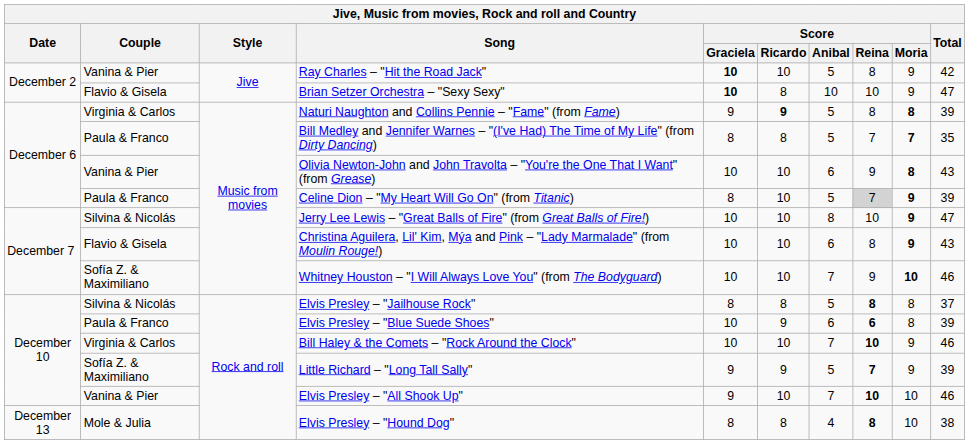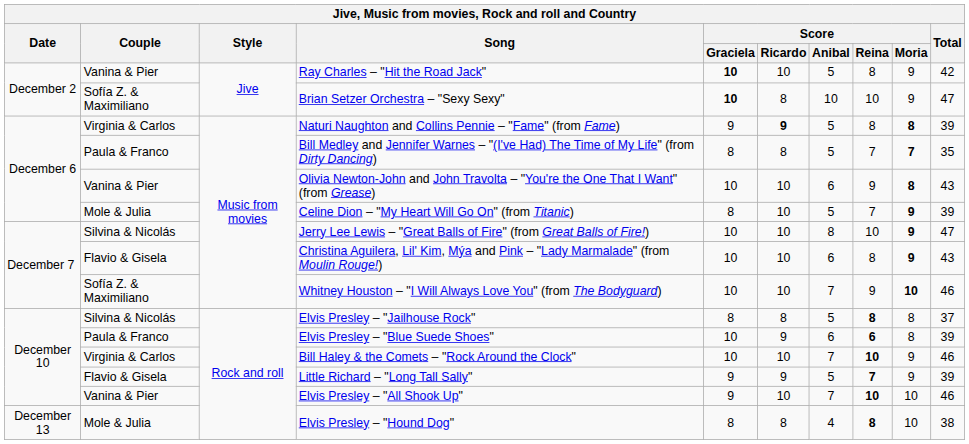(125, 92) Flavio & Gisela -> (116, 99) Sofía Z. & Maximiliano
(126, 198) Paula & Franco -> (117, 212) Mole & Julia
(872, 198) lightgrey background -> (872, 212) no background
(116, 369) Sofía Z. & Maximiliano -> (125, 376) Flavio & Gisela
